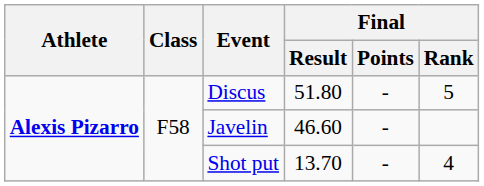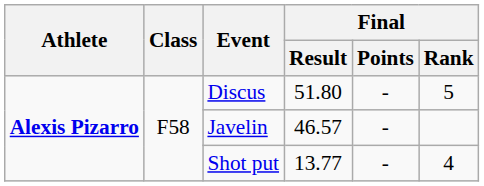(318, 127) 46.60 -> (318, 127) 46.57
(318, 163) 13.70 -> (318, 163) 13.77
